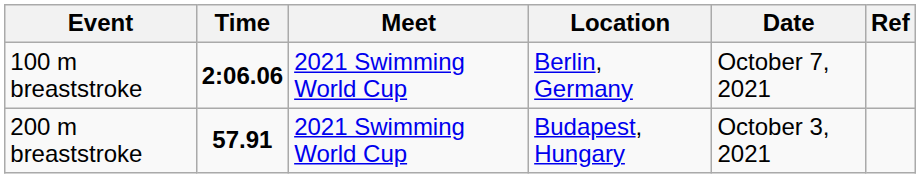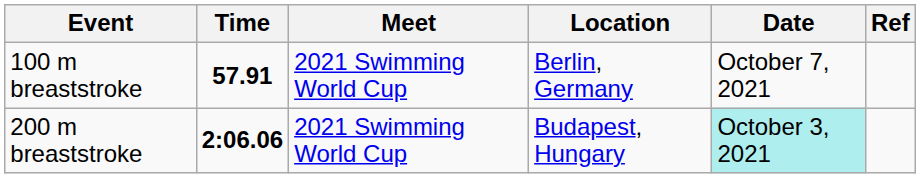(242, 75) 2:06.06 -> (242, 75) 57.91
(242, 140) 57.91 -> (242, 140) 2:06.06
(773, 140) no background -> (773, 140) paleturquoise background
